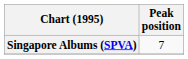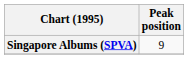(161, 44) 7 -> (161, 44) 9
